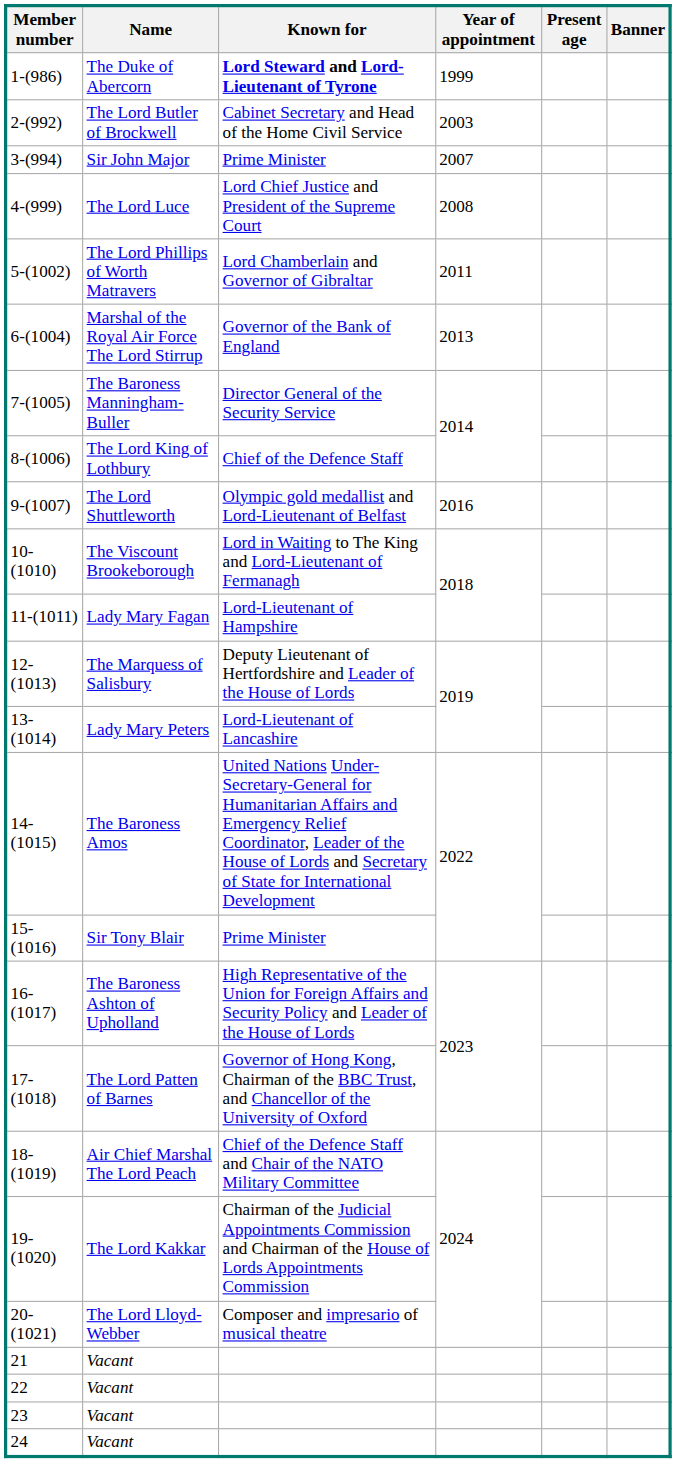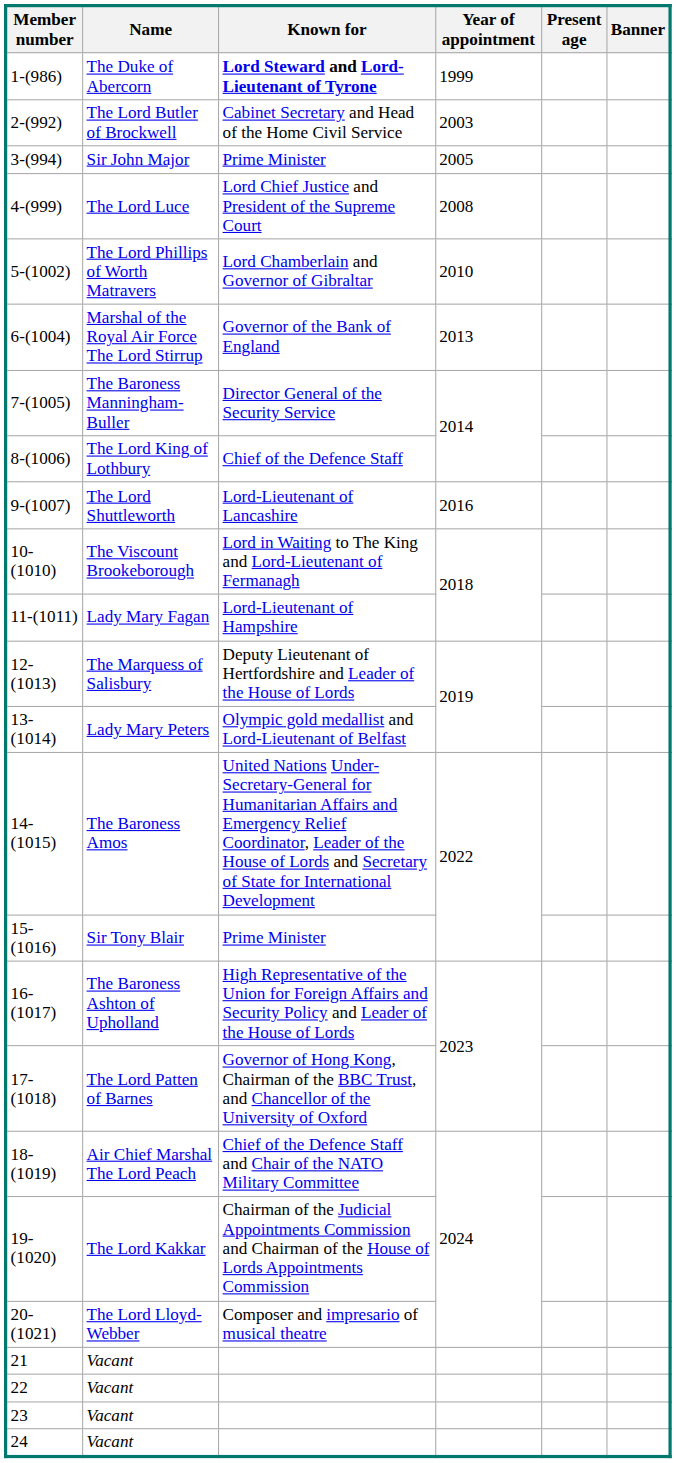(456, 159) 2007 -> (456, 159) 2005
(456, 271) 2011 -> (456, 271) 2010
(318, 505) Olympic gold medallist and Lord-Lieutenant of Belfast -> (288, 505) Lord-Lieutenant of Lancashire
(288, 729) Lord-Lieutenant of Lancashire -> (318, 729) Olympic gold medallist and Lord-Lieutenant of Belfast
